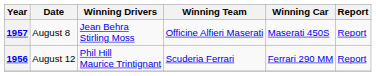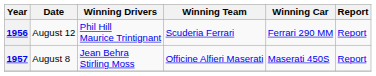rows swapped: (17, 58) <-> (17, 33)
